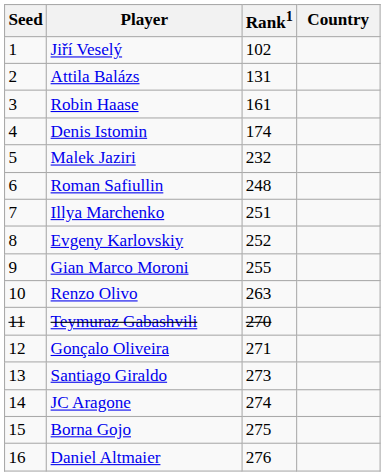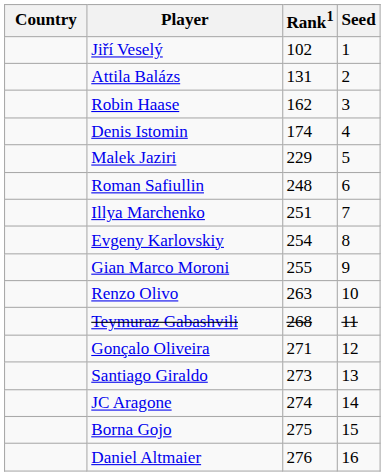columns swapped: (338, 20) <-> (26, 20)
(259, 104) 161 -> (299, 104) 162
(259, 158) 232 -> (299, 158) 229
(259, 239) 252 -> (299, 239) 254
(259, 321) 270 -> (299, 321) 268
